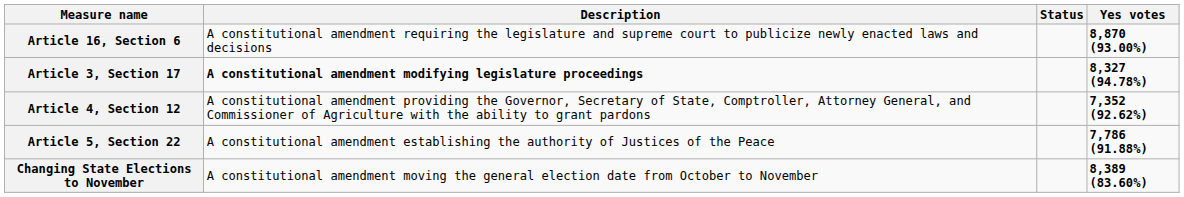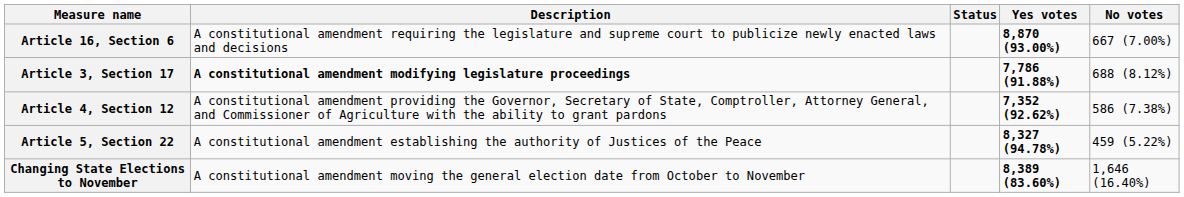+ column: (1134, 14)
(1119, 75) 8,327 (94.78%) -> (1032, 75) 7,786 (91.88%)
(1119, 142) 7,786 (91.88%) -> (1032, 142) 8,327 (94.78%)
